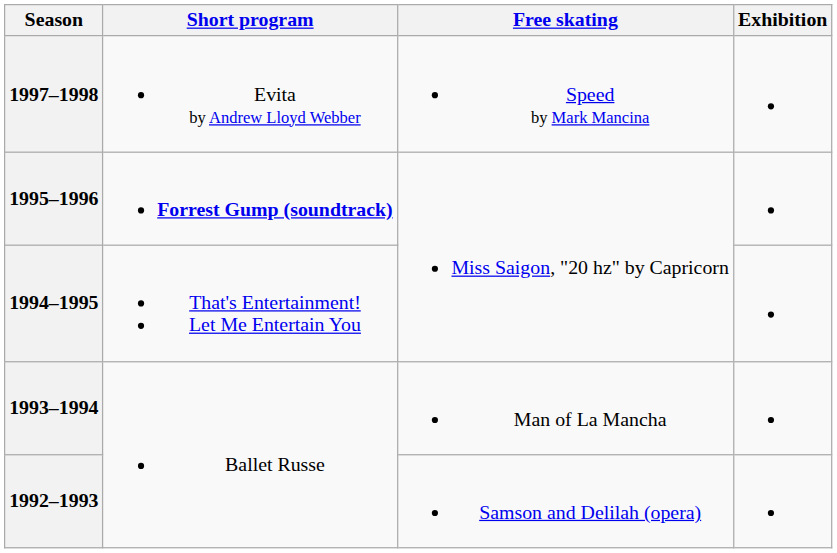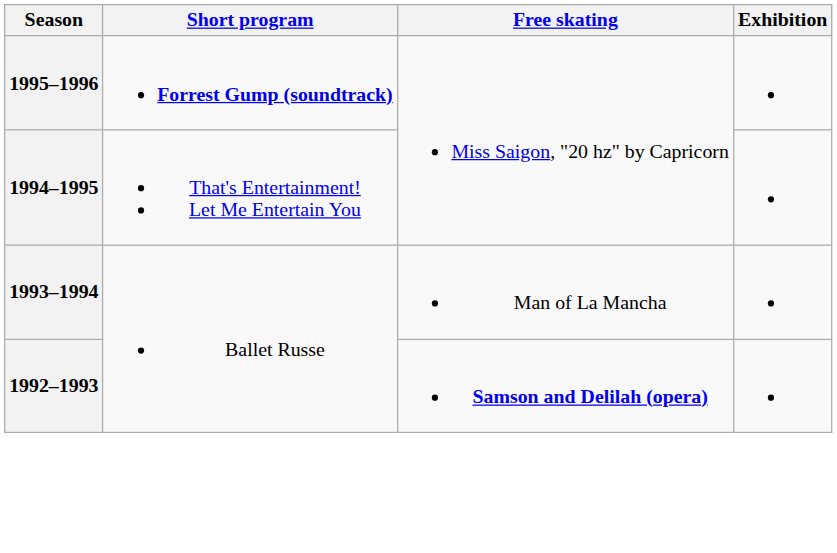- row: (54, 93)
(565, 512) normal -> (565, 397) bold
